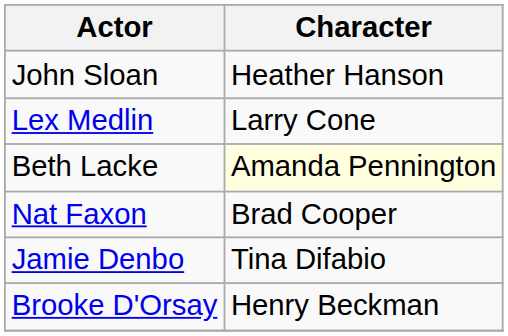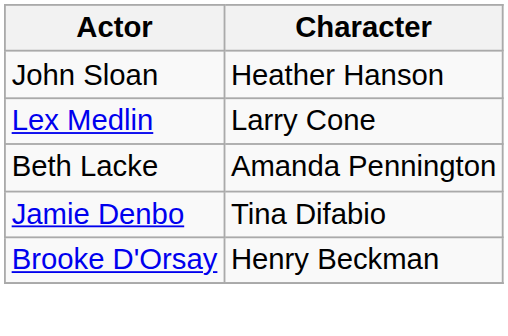(364, 167) lightyellow background -> (364, 167) no background
- row: (79, 213)
